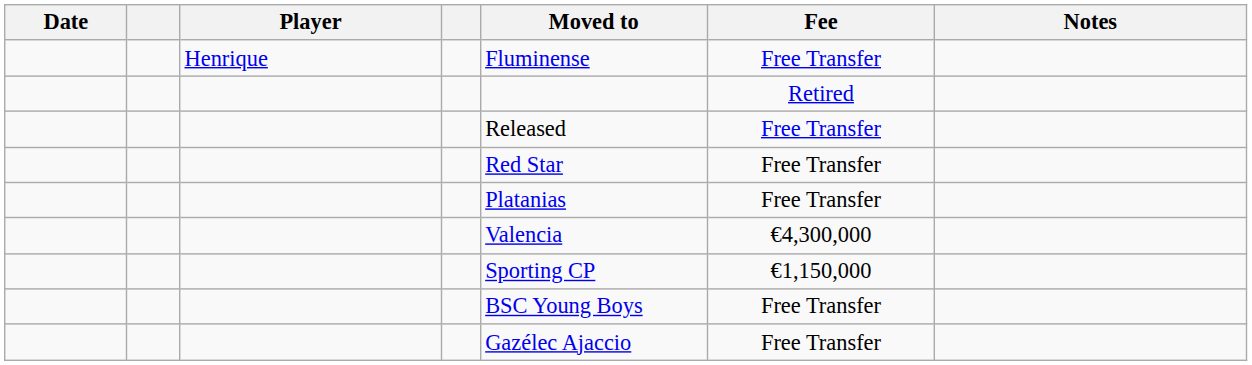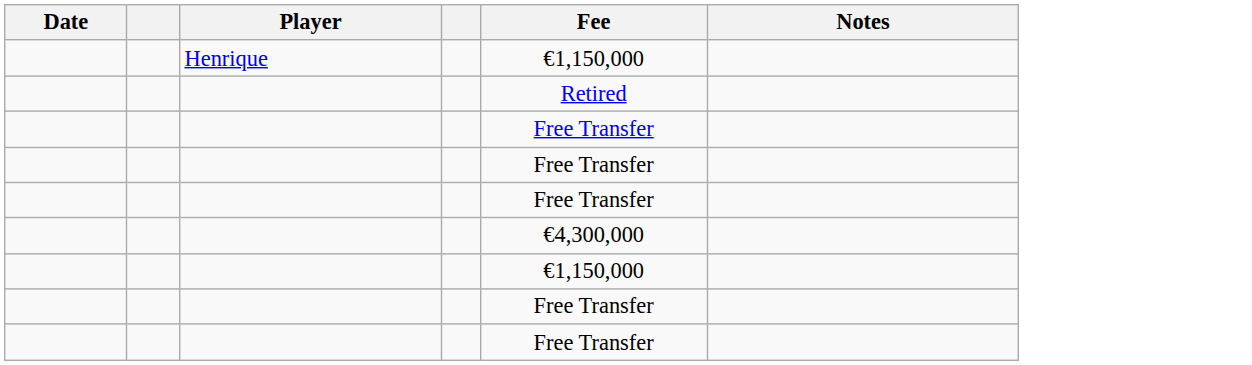- column: (594, 22)
(821, 57) Free Transfer -> (594, 57) €1,150,000
